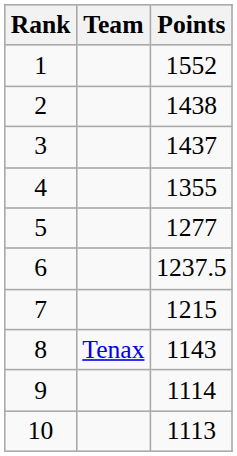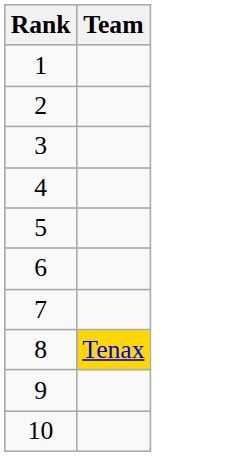- column: (191, 24)
(113, 349) no background -> (113, 349) gold background
